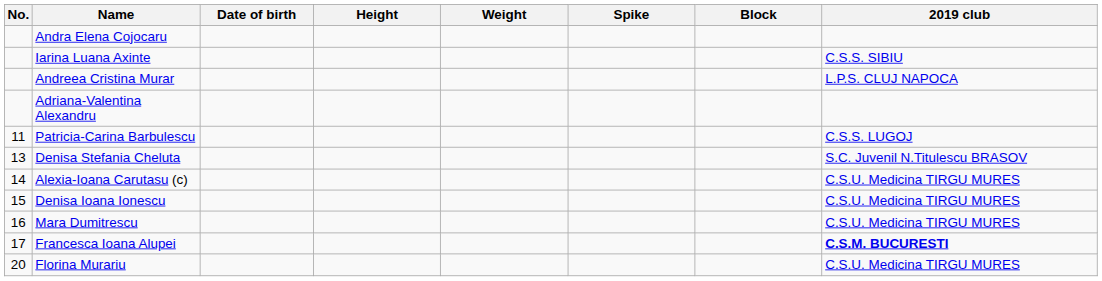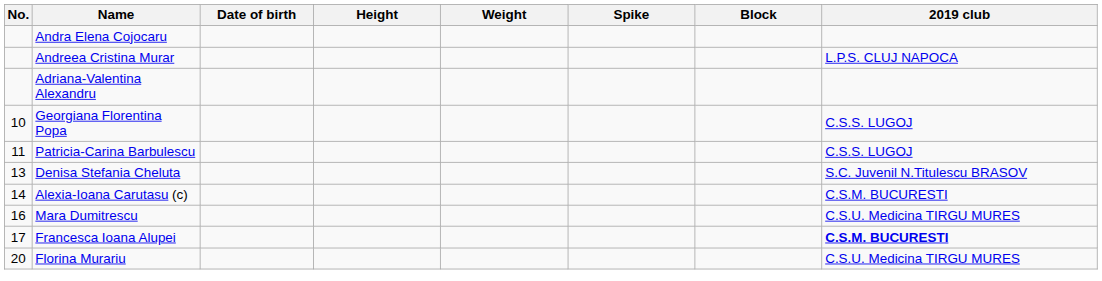- row: (93, 57)
+ row: (99, 123)
(923, 179) C.S.U. Medicina TIRGU MURES -> (886, 194) C.S.M. BUCURESTI
- row: (100, 200)
